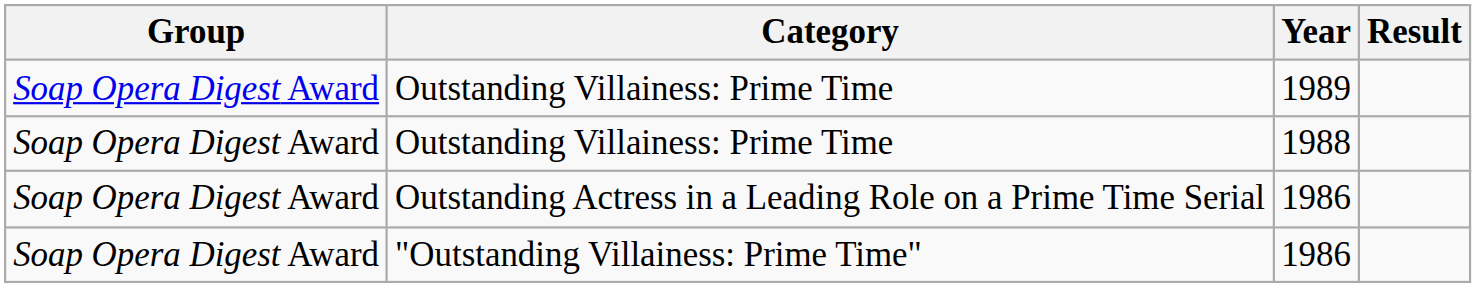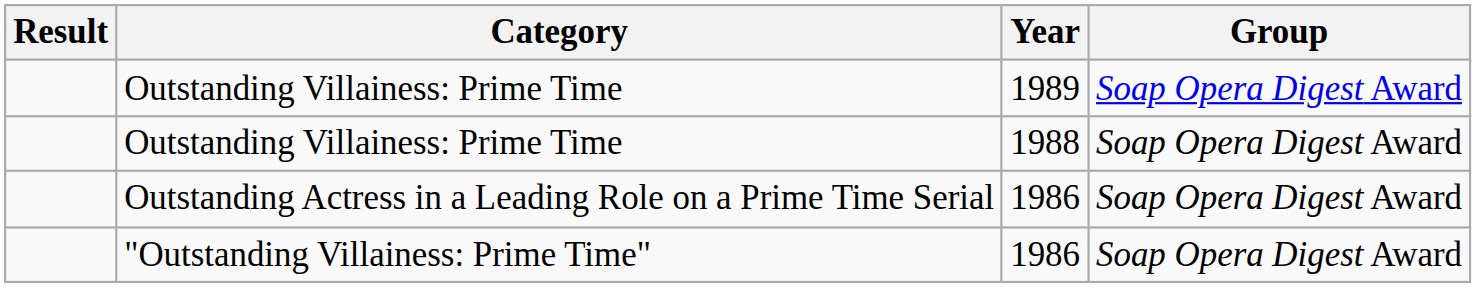columns swapped: (196, 32) <-> (1414, 32)
